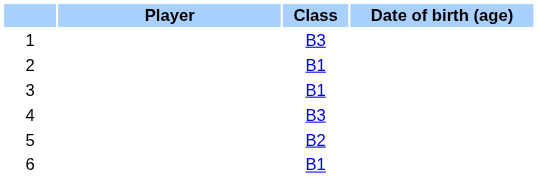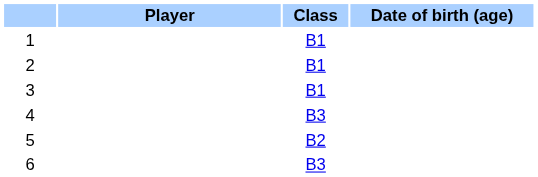(316, 40) B3 -> (316, 40) B1
(316, 165) B1 -> (316, 165) B3
